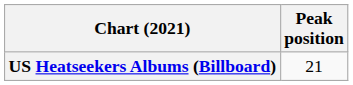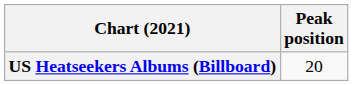(314, 66) 21 -> (314, 66) 20
